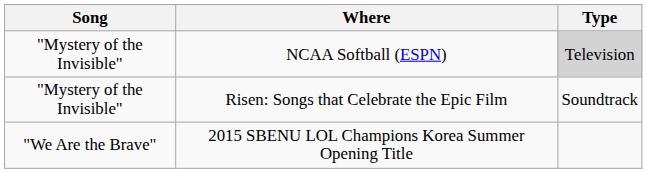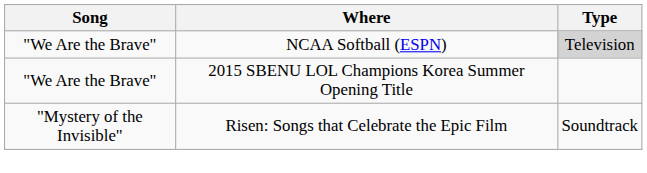(90, 53) "Mystery of the Invisible" -> (90, 44) "We Are the Brave"
rows swapped: (366, 145) <-> (366, 99)
